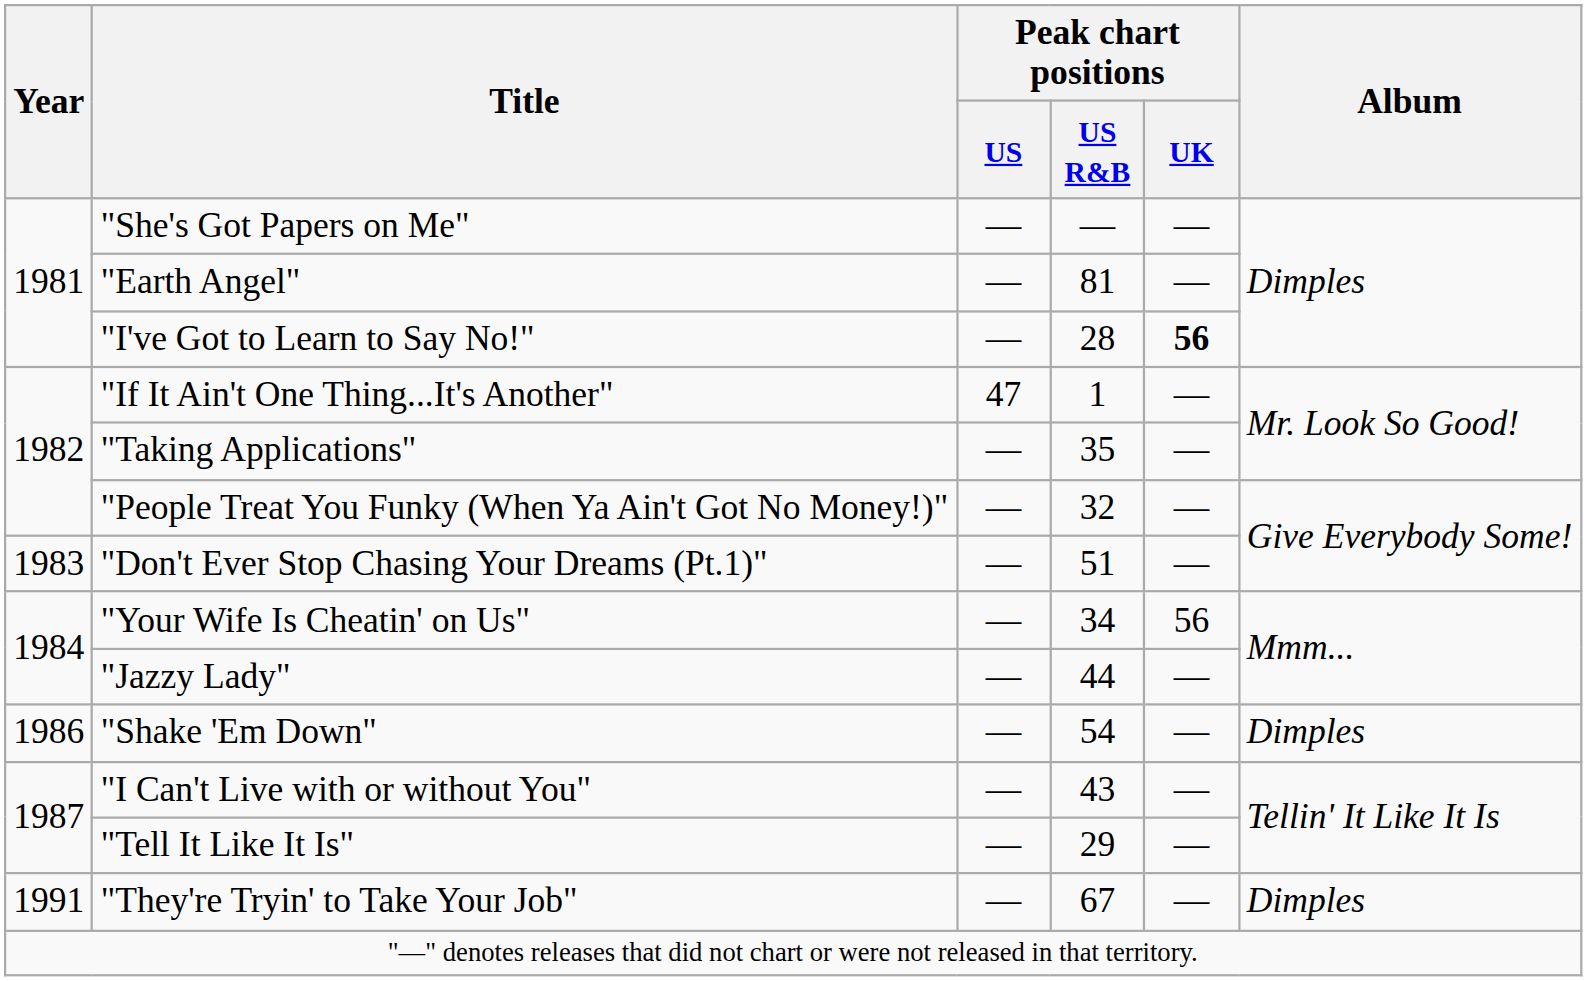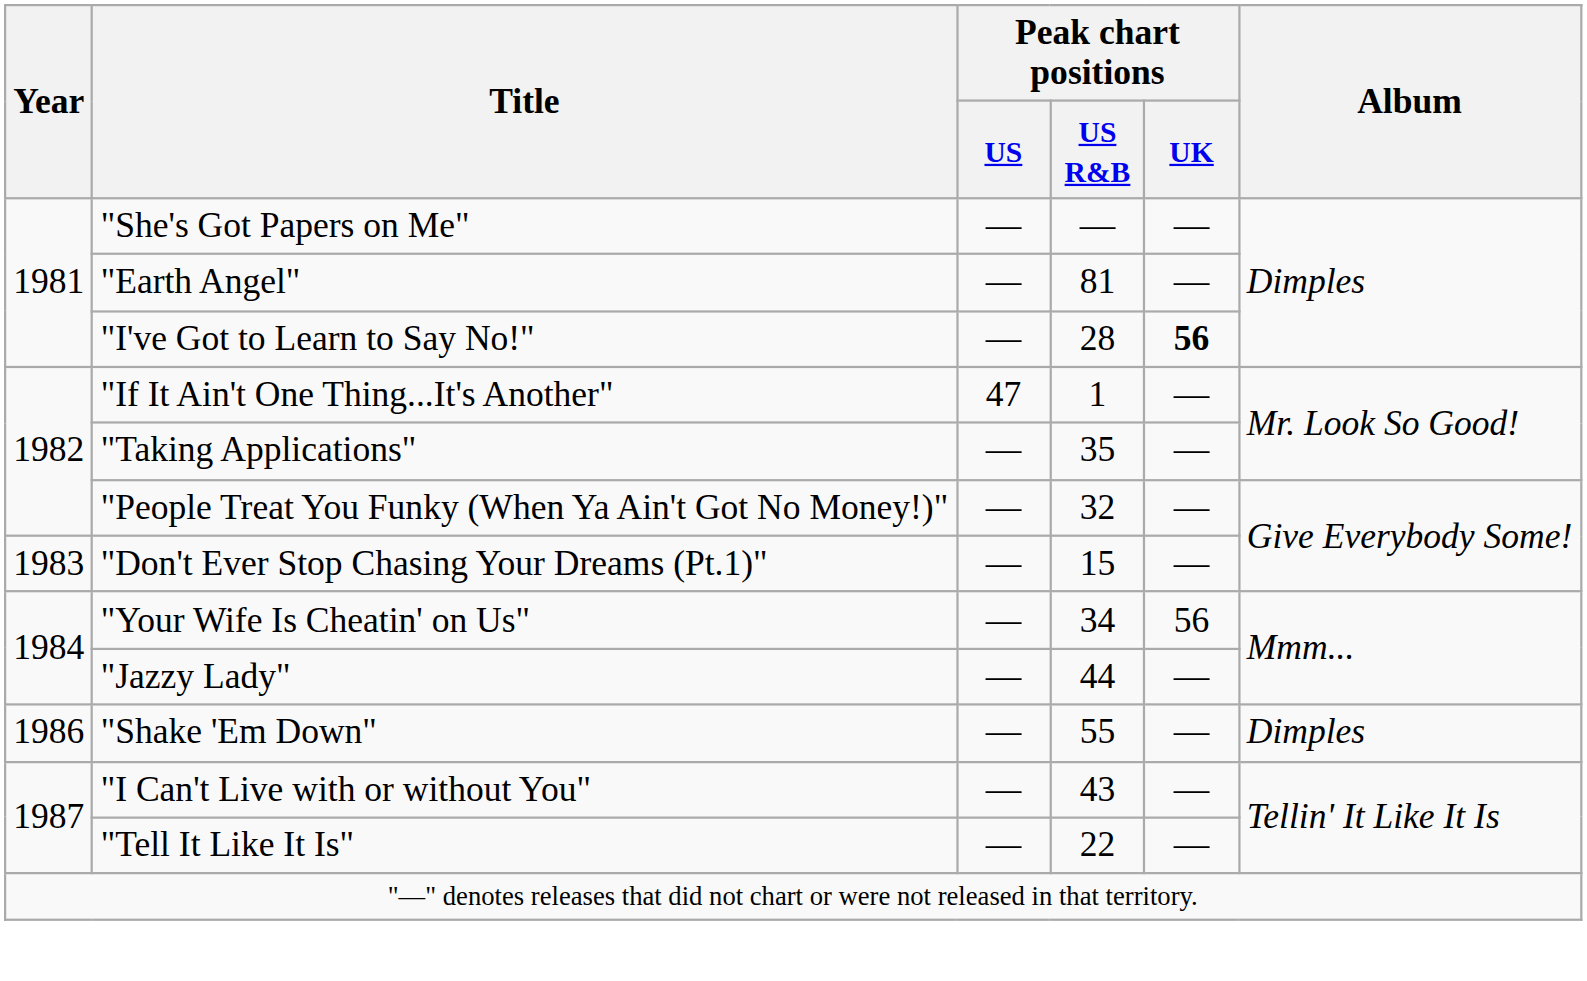(1097, 563) 51 -> (1097, 563) 15
(1097, 732) 54 -> (1097, 732) 55
(1097, 844) 29 -> (1097, 844) 22
- row: (339, 901)
